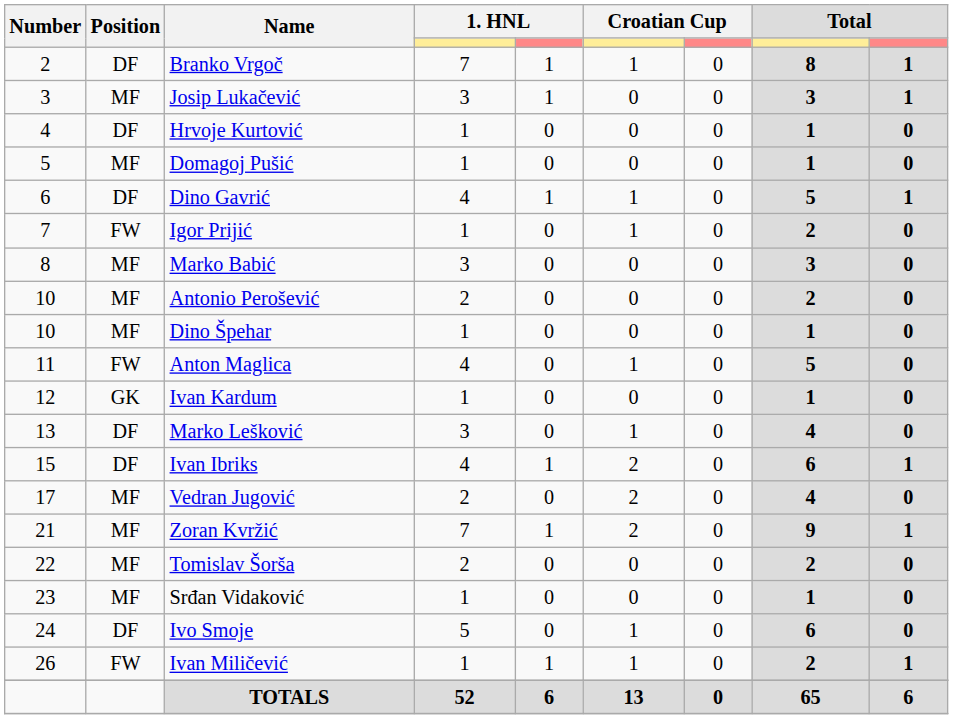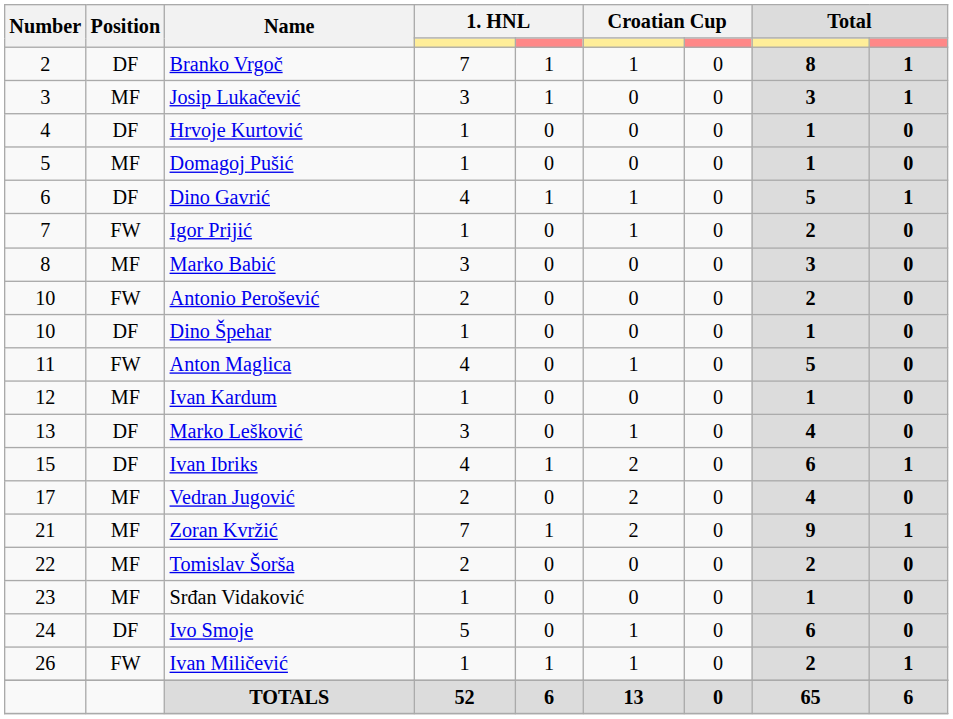(125, 297) MF -> (125, 297) FW
(125, 330) MF -> (125, 330) DF
(125, 397) GK -> (125, 397) MF
